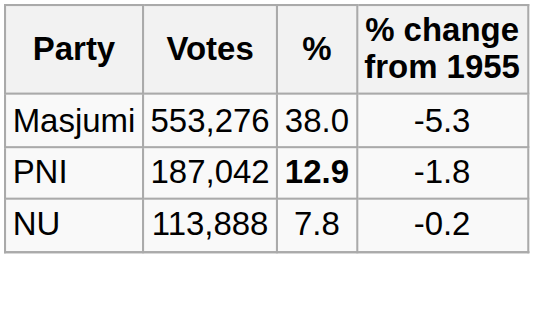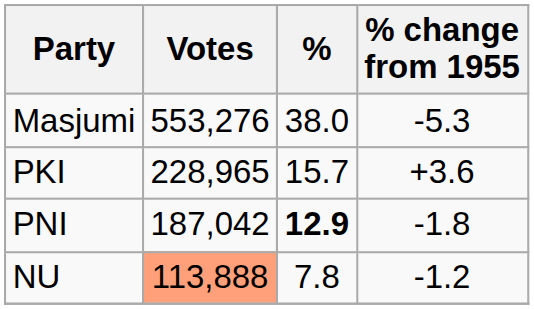+ row: (39, 172)
(210, 224) no background -> (210, 276) lightsalmon background
(442, 224) -0.2 -> (442, 276) -1.2
